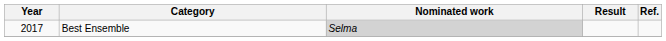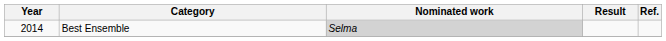(32, 28) 2017 -> (32, 28) 2014
